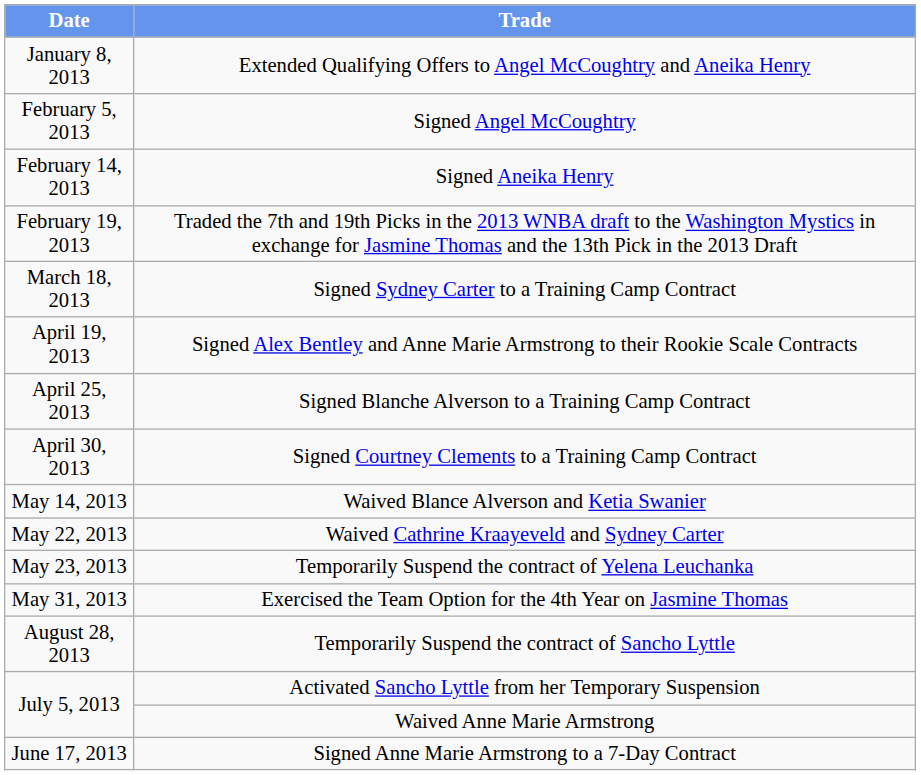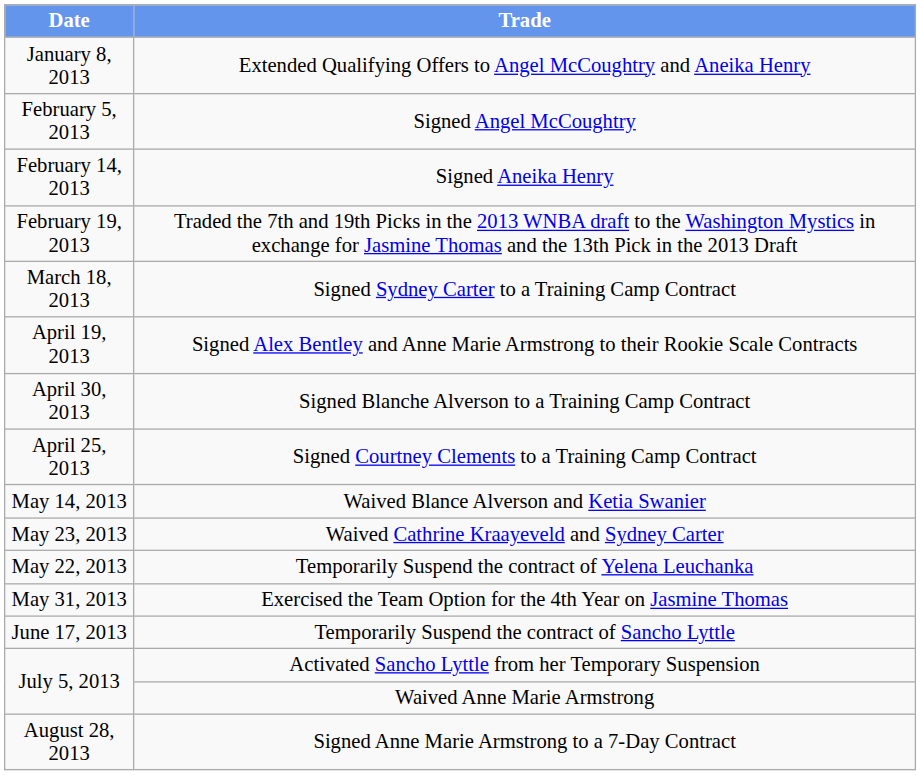(69, 400) April 25, 2013 -> (69, 400) April 30, 2013
(69, 456) April 30, 2013 -> (69, 456) April 25, 2013
(69, 533) May 22, 2013 -> (69, 533) May 23, 2013
(69, 566) May 23, 2013 -> (69, 566) May 22, 2013
(69, 643) August 28, 2013 -> (69, 632) June 17, 2013
(69, 753) June 17, 2013 -> (69, 741) August 28, 2013
